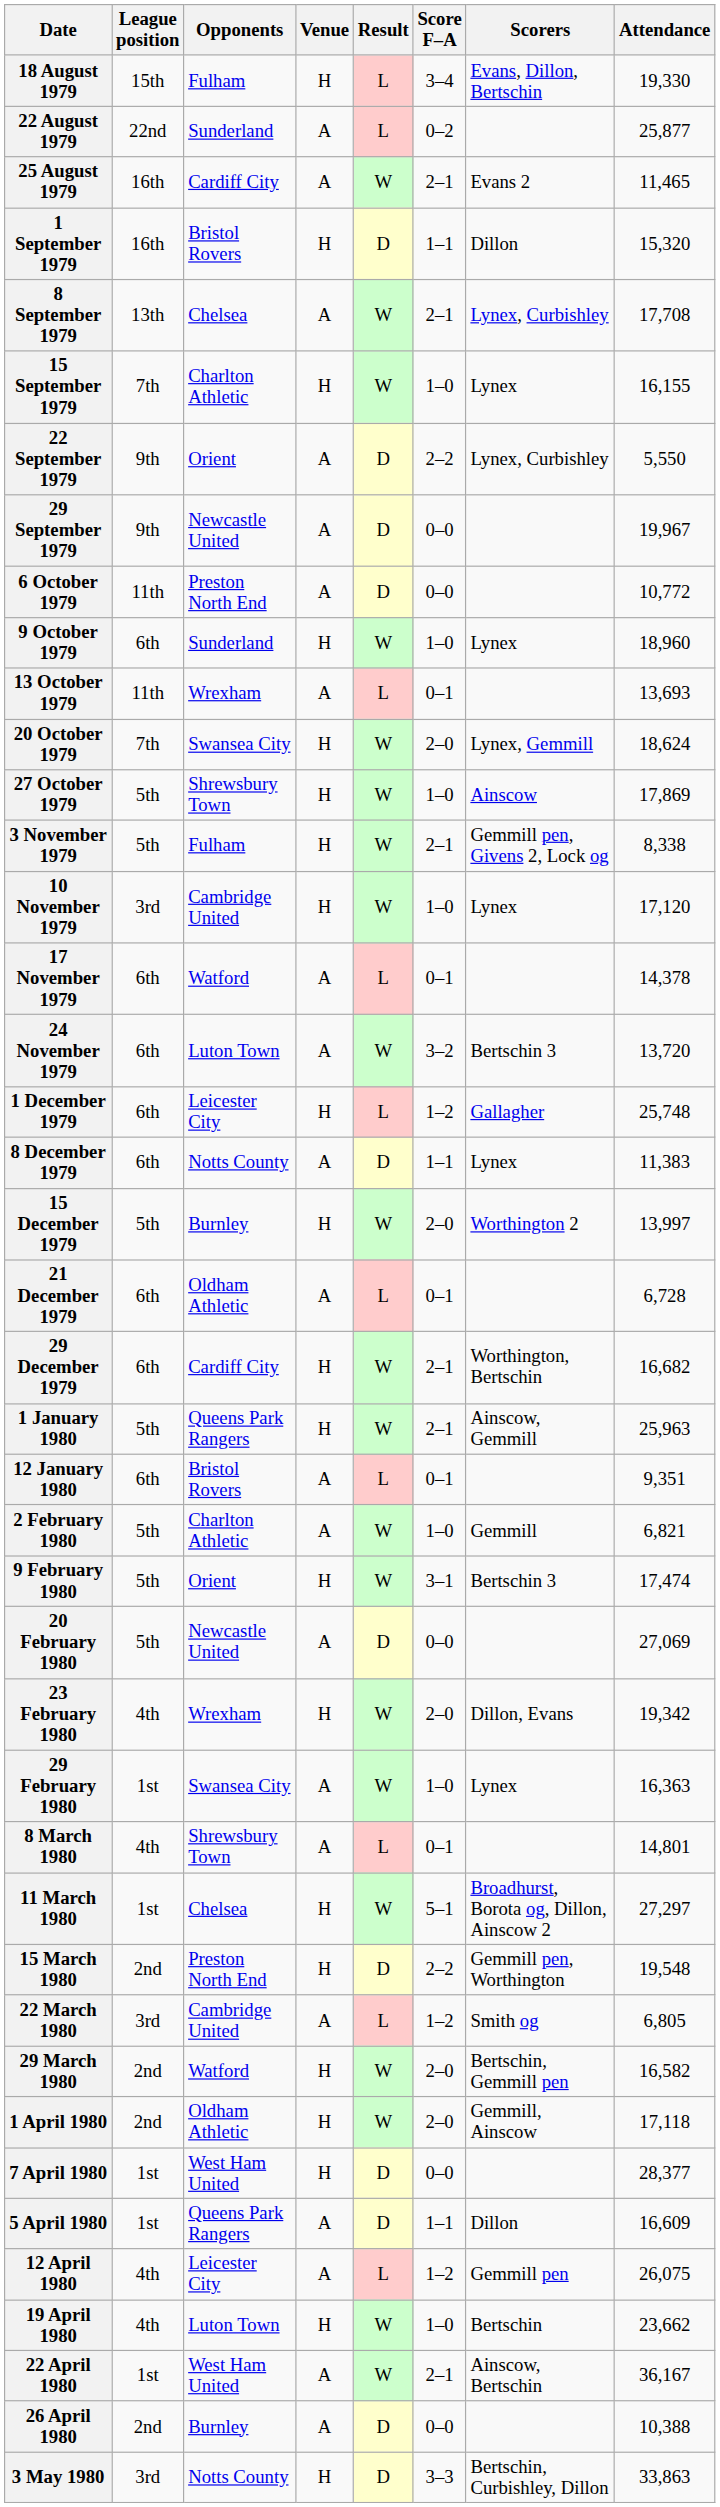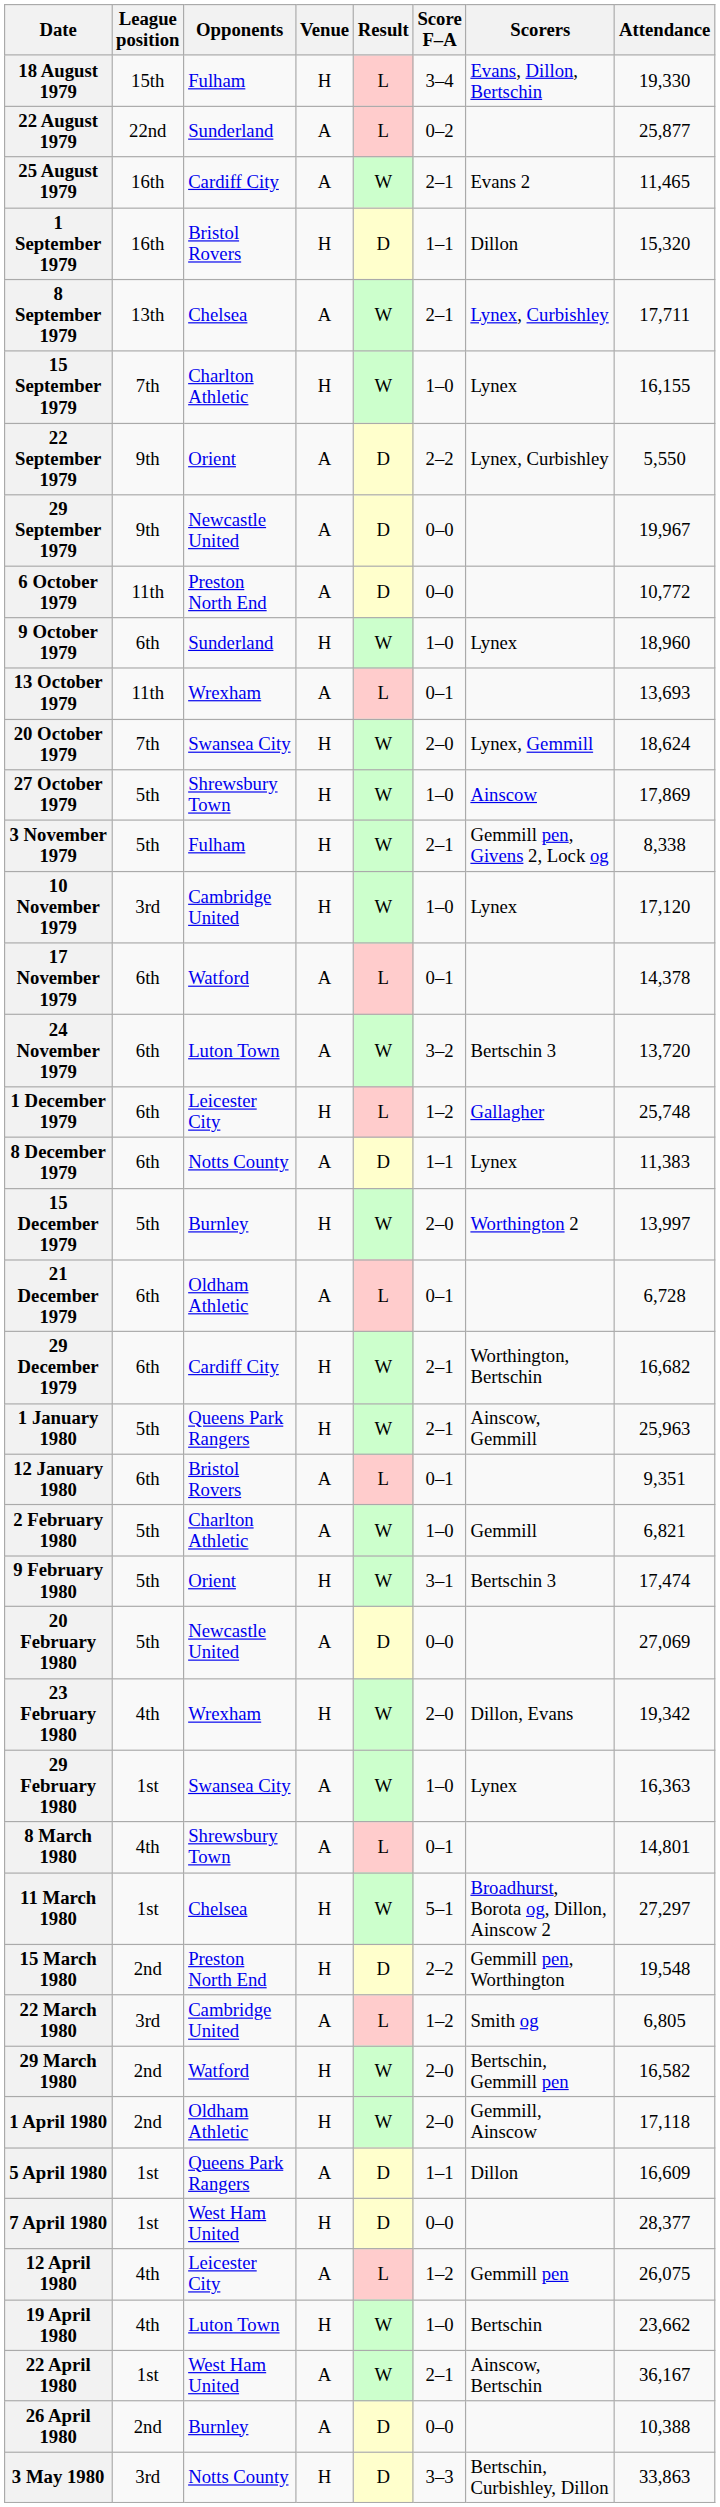(665, 315) 17,708 -> (665, 315) 17,711
rows swapped: (58, 2223) <-> (58, 2172)
